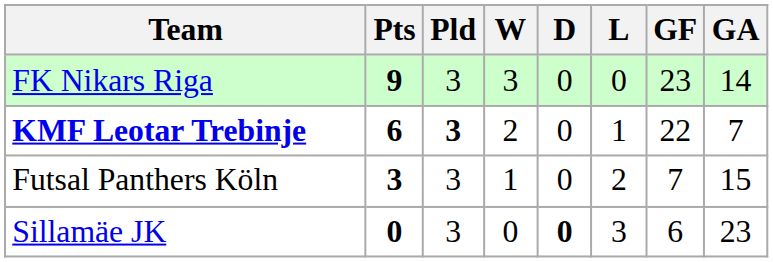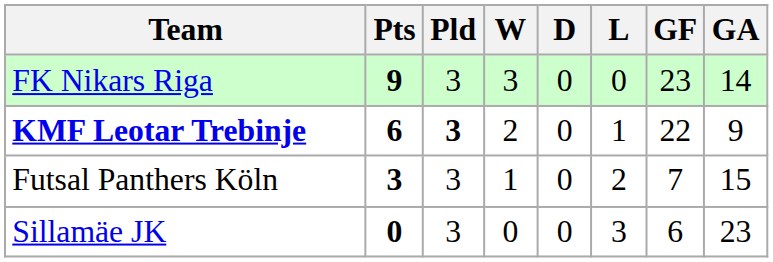(736, 130) 7 -> (736, 130) 9
(565, 230) bold -> (565, 230) normal
